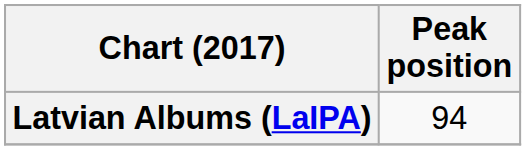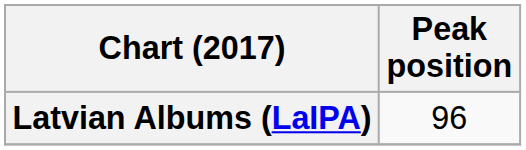(449, 117) 94 -> (449, 117) 96
